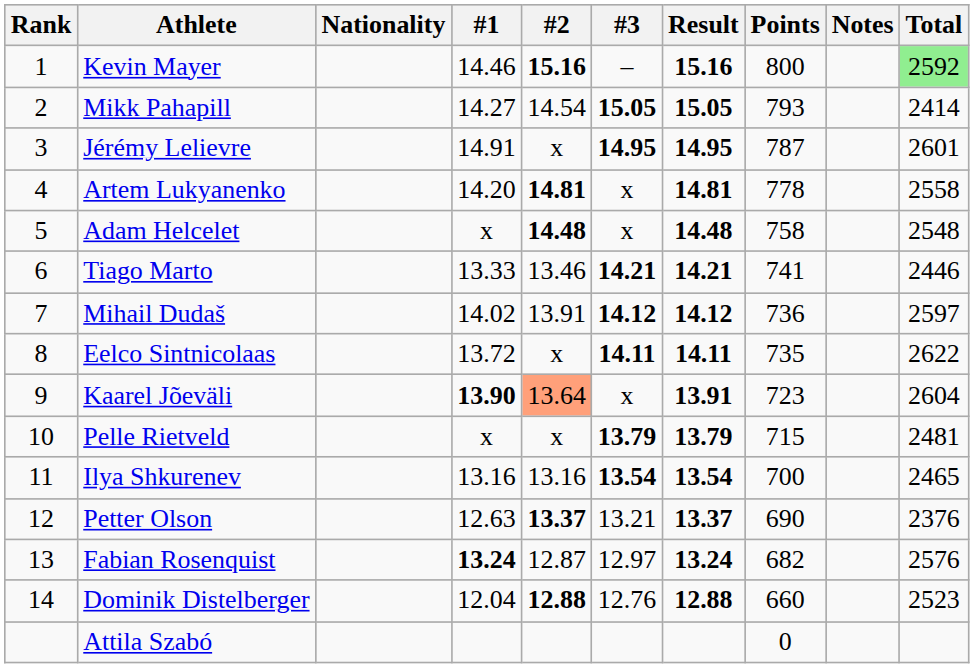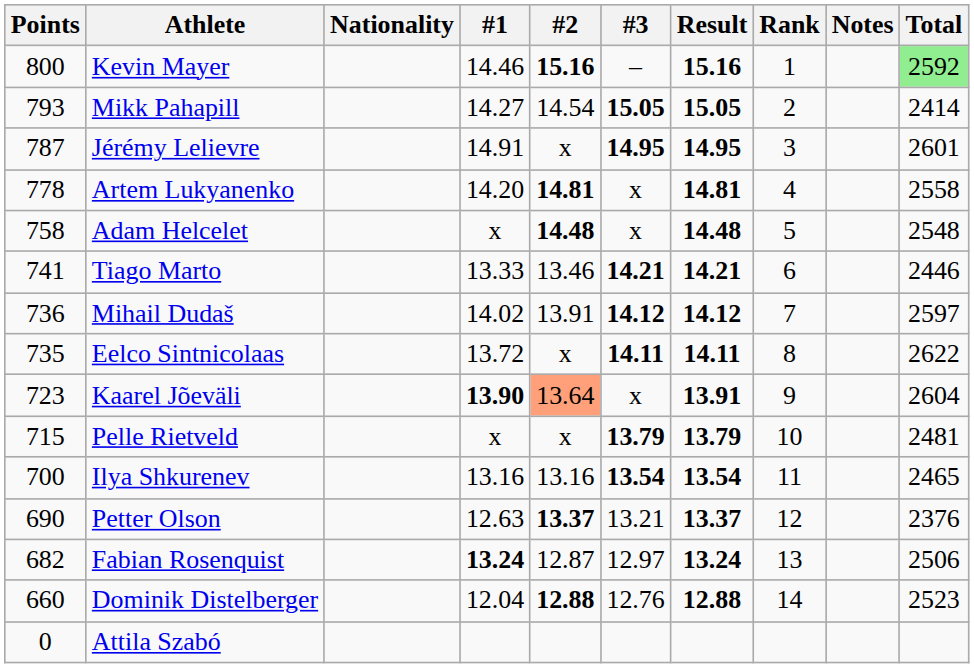columns swapped: (41, 25) <-> (785, 25)
(934, 559) 2576 -> (934, 559) 2506
